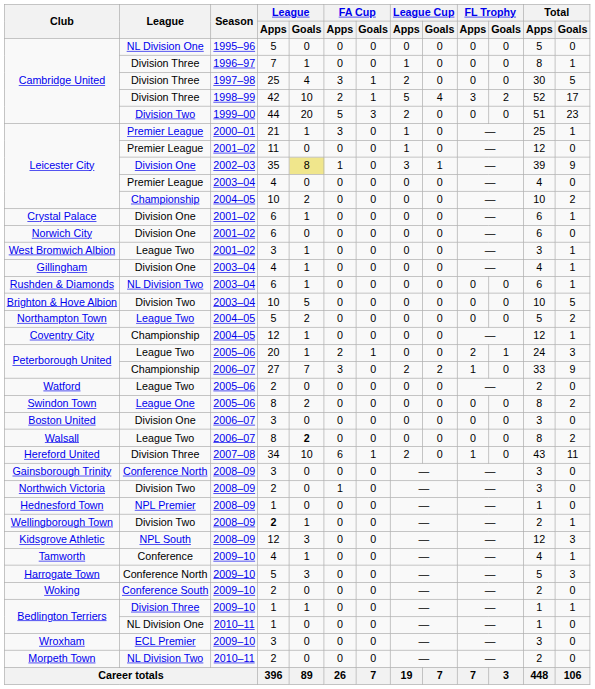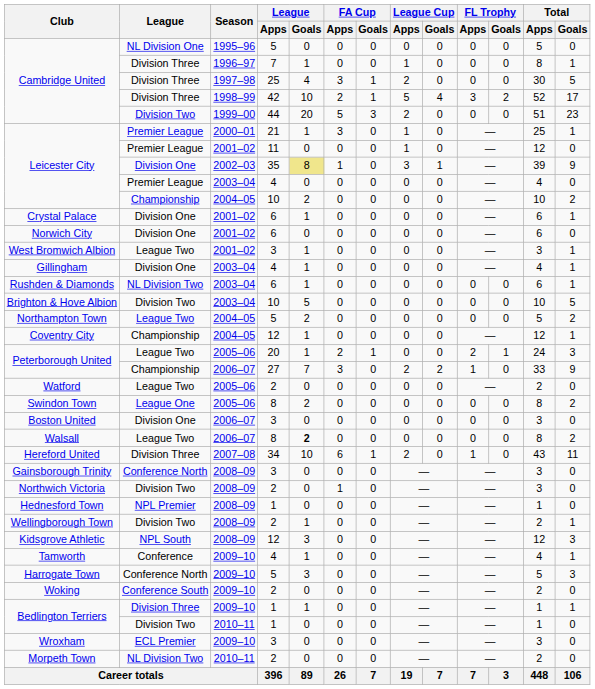(273, 523) bold -> (273, 523) normal
(165, 625) NL Division One -> (165, 625) Division Two
